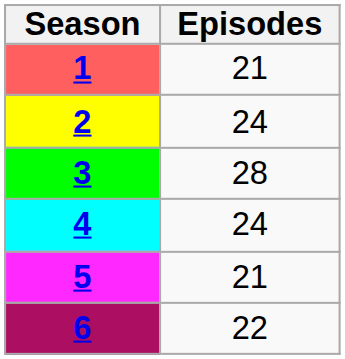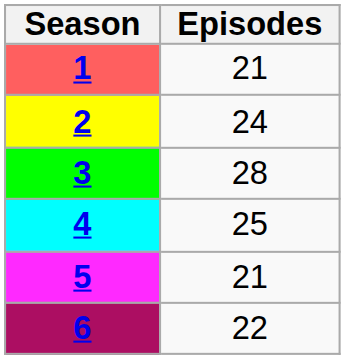(250, 224) 24 -> (250, 224) 25
